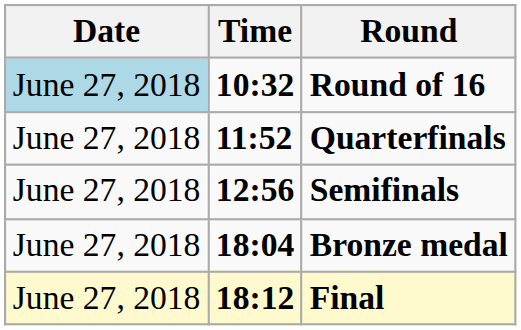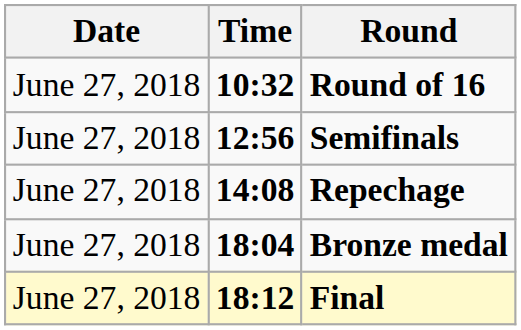(107, 84) lightblue background -> (107, 84) no background
- row: (408, 137)
+ row: (387, 191)
